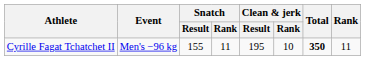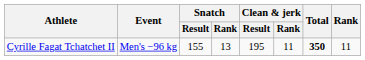(225, 47) 11 -> (225, 47) 13
(288, 47) 10 -> (288, 47) 11
